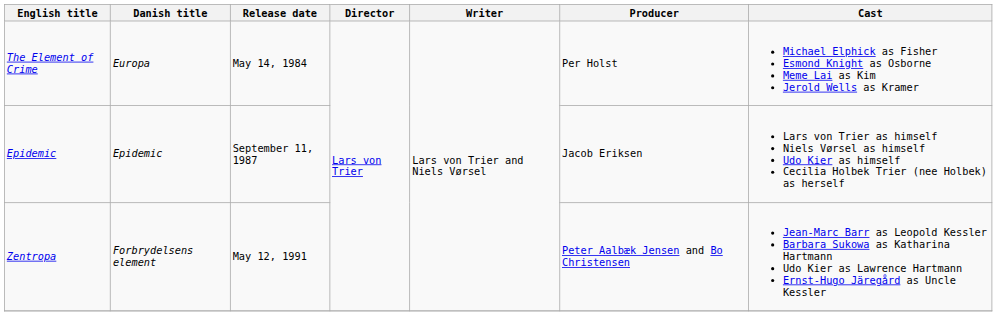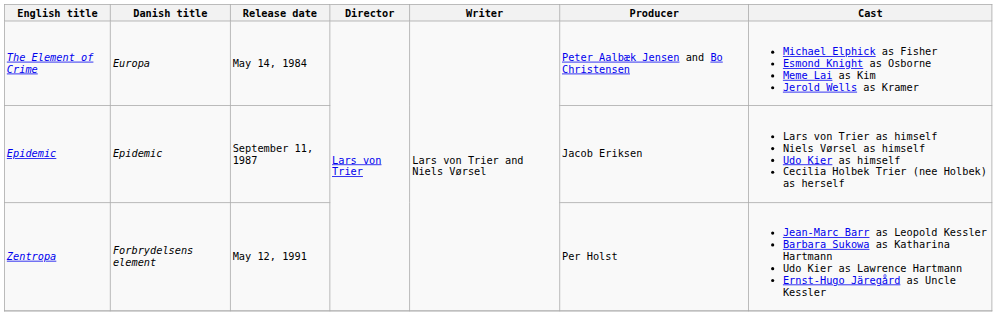(590, 63) Per Holst -> (642, 63) Peter Aalbæk Jensen and Bo Christensen
(642, 257) Peter Aalbæk Jensen and Bo Christensen -> (590, 257) Per Holst
